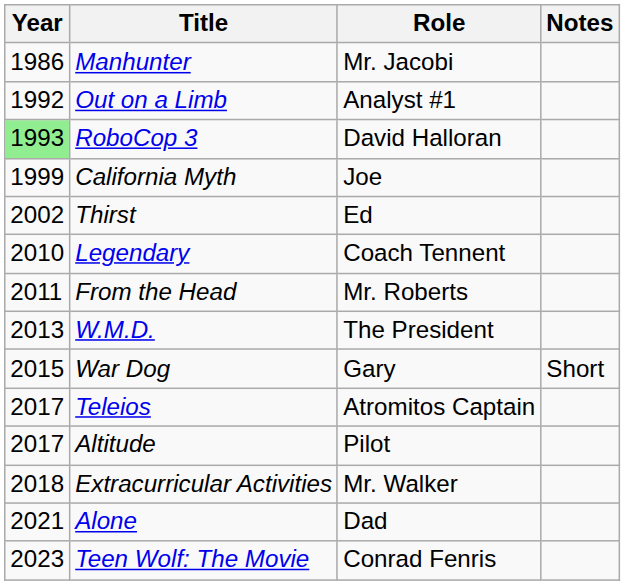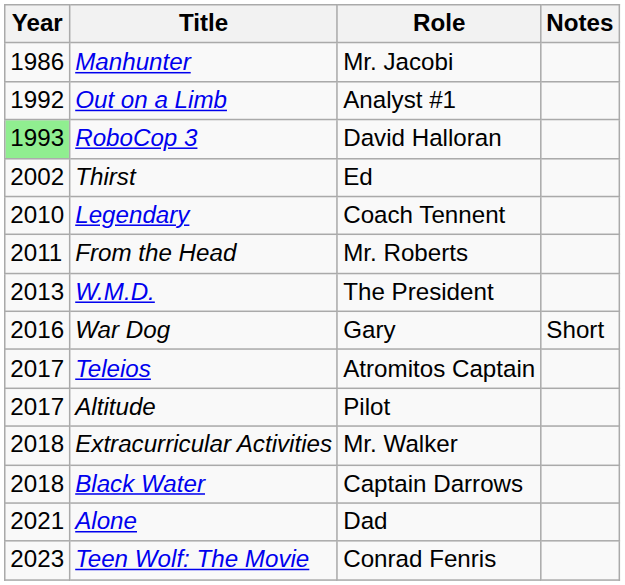- row: (156, 176)
(37, 368) 2015 -> (37, 330) 2016
+ row: (140, 483)
